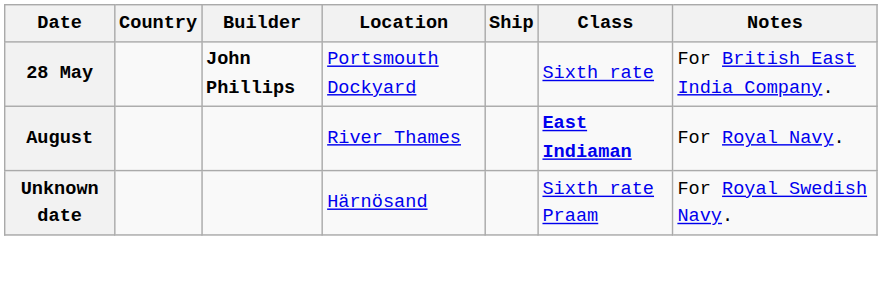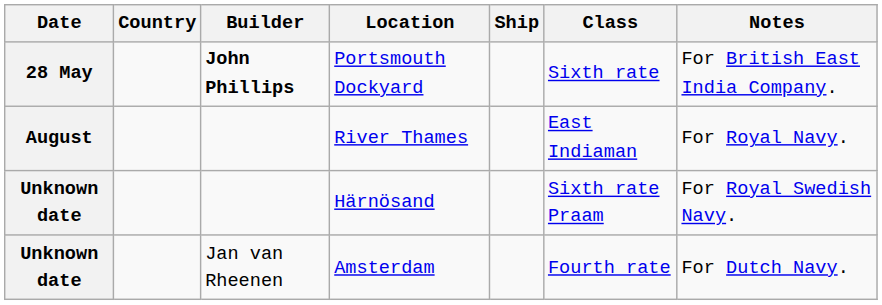(587, 138) bold -> (593, 138) normal
+ row: (384, 267)
